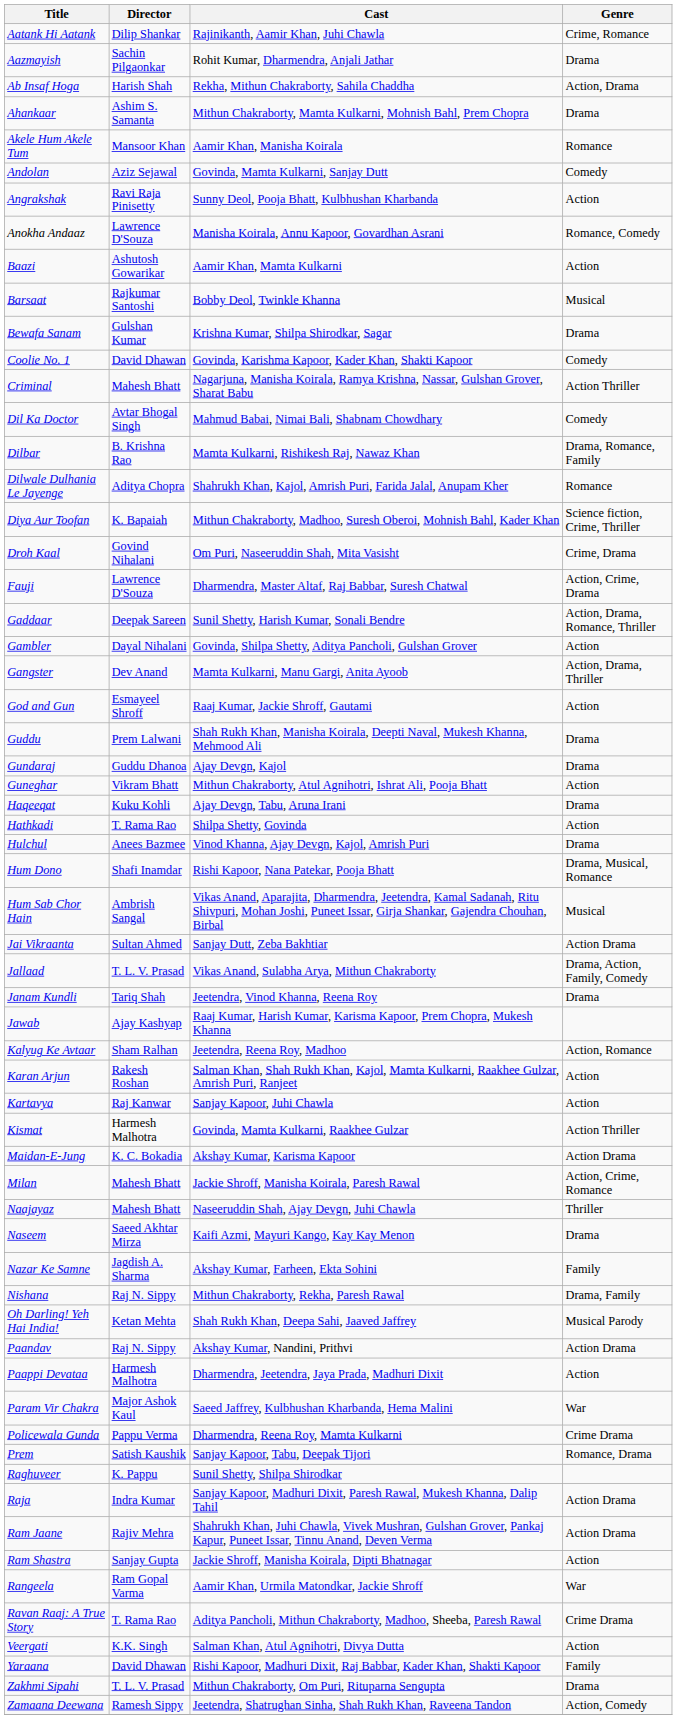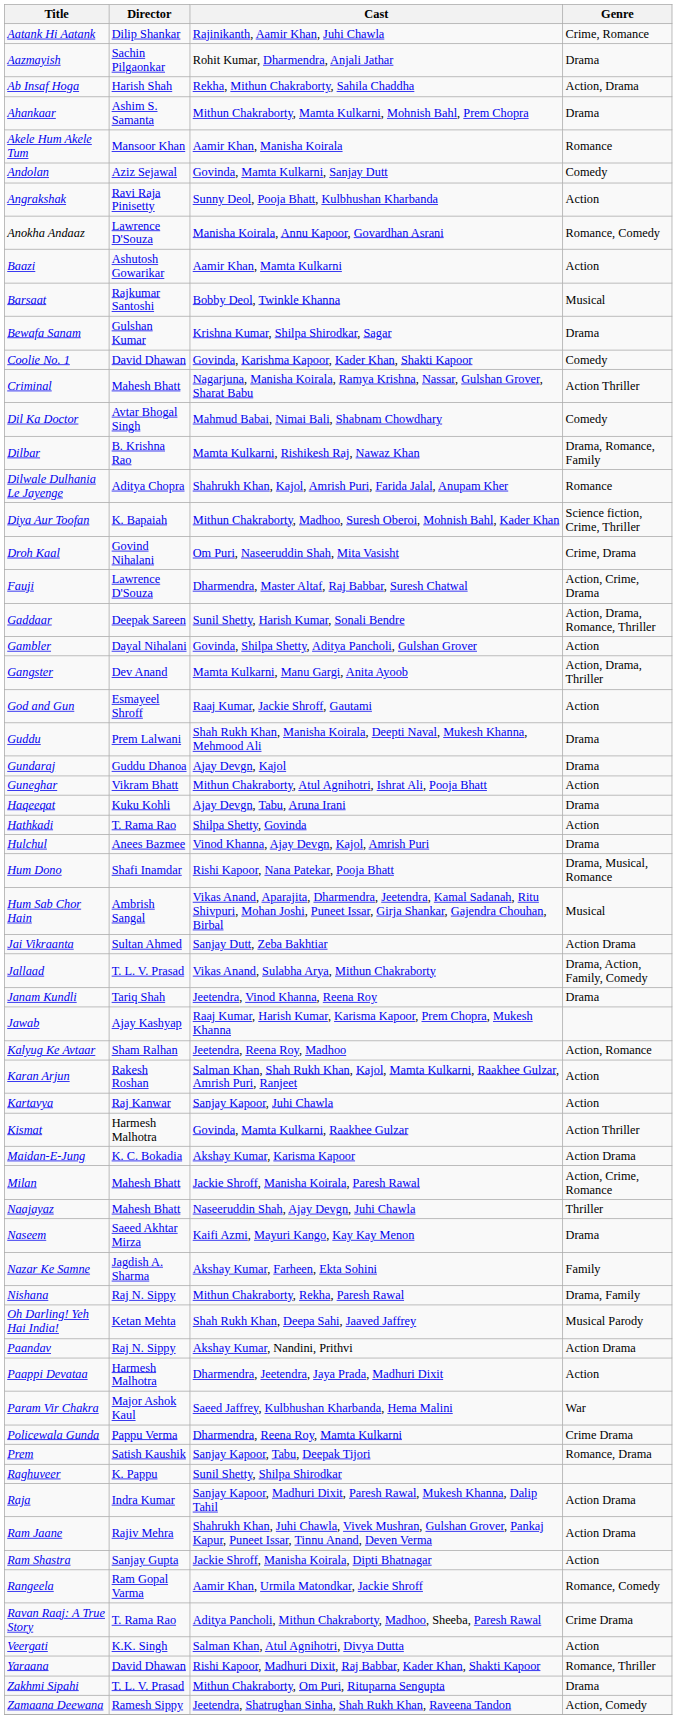(576, 1586) War -> (613, 1586) Romance, Comedy
(583, 1666) Family -> (611, 1666) Romance, Thriller
